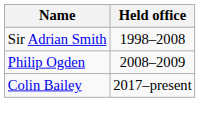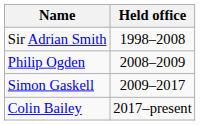+ row: (51, 85)
